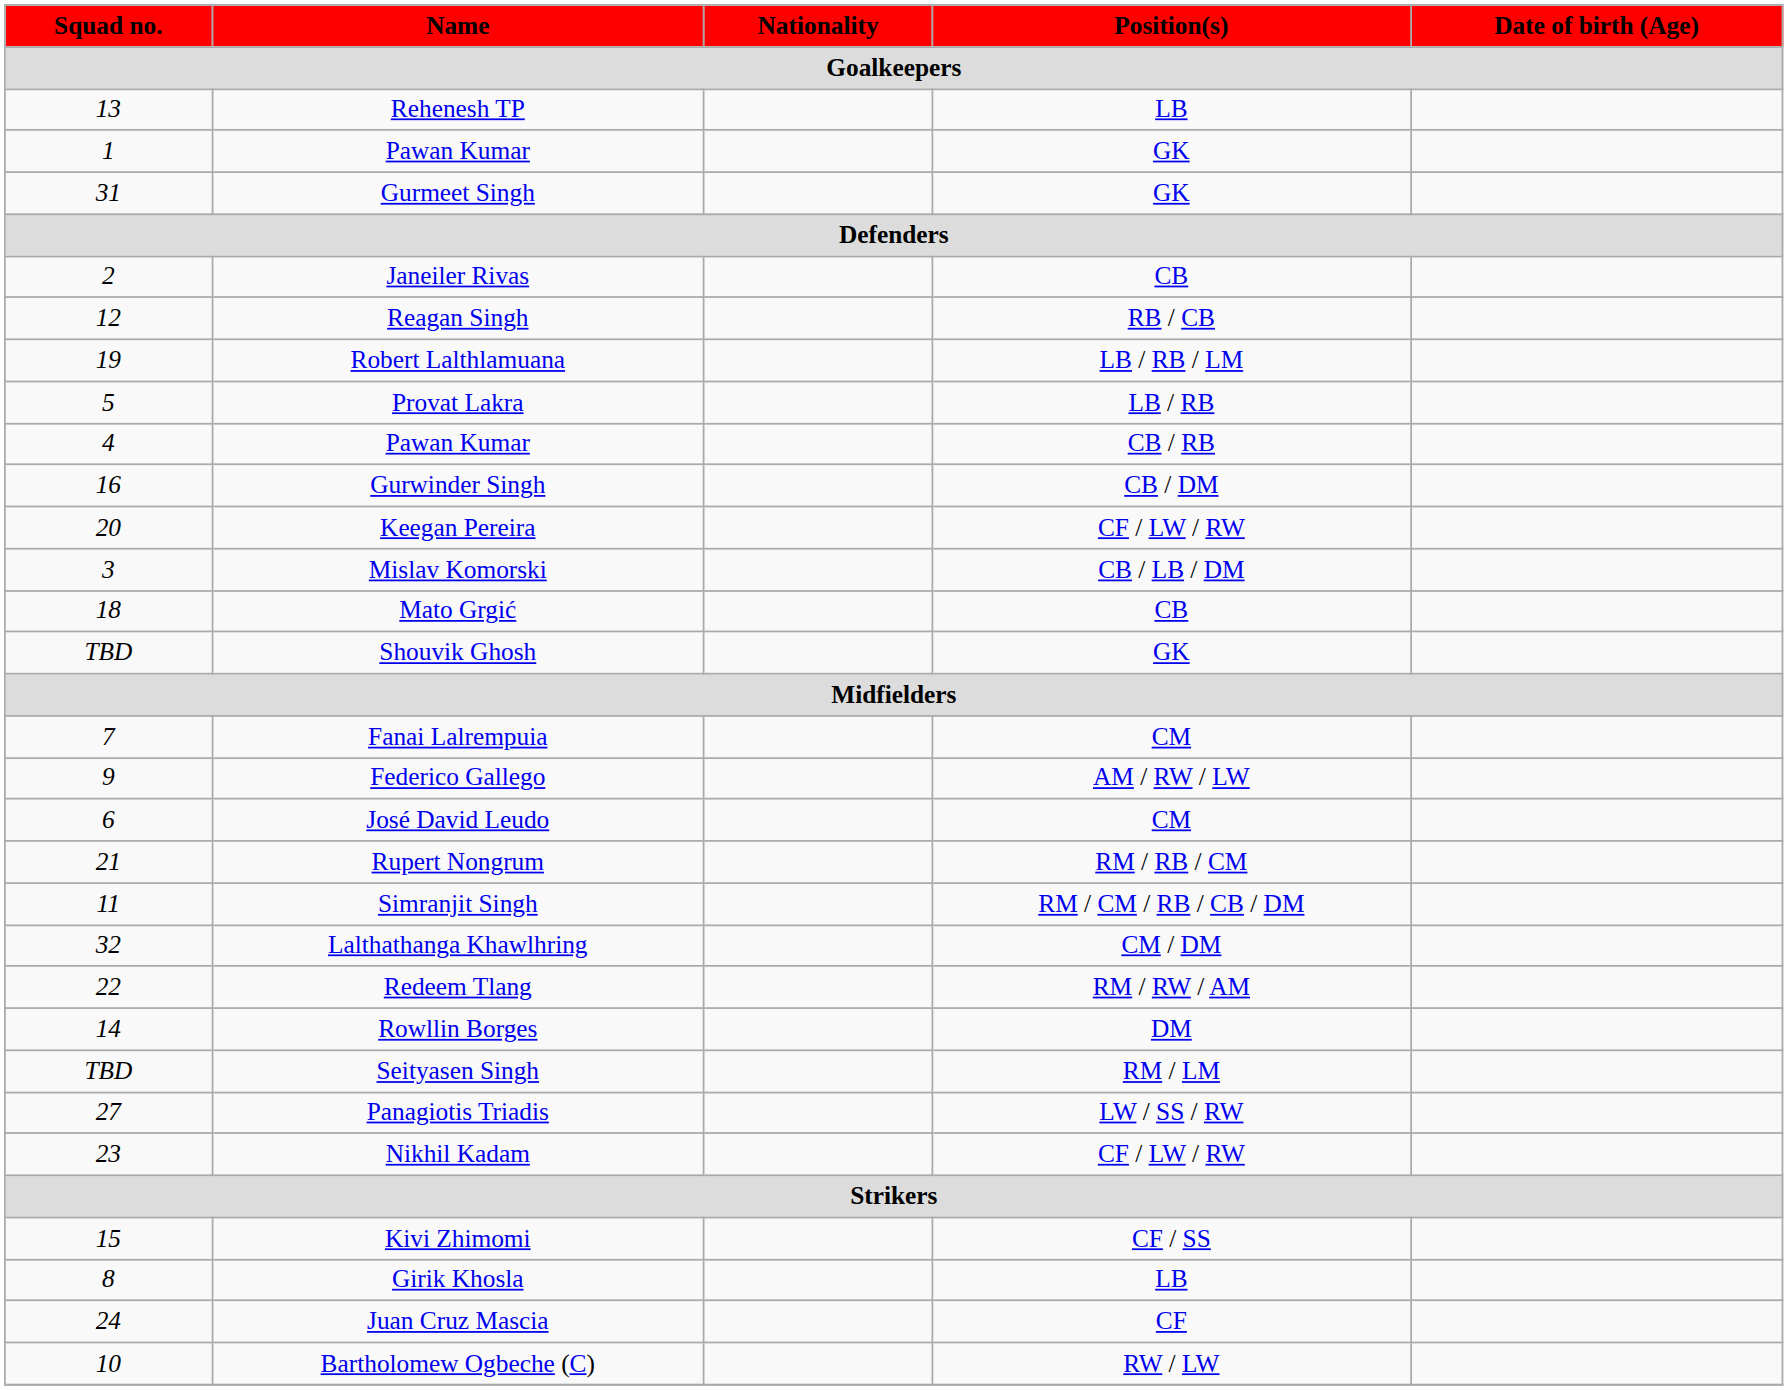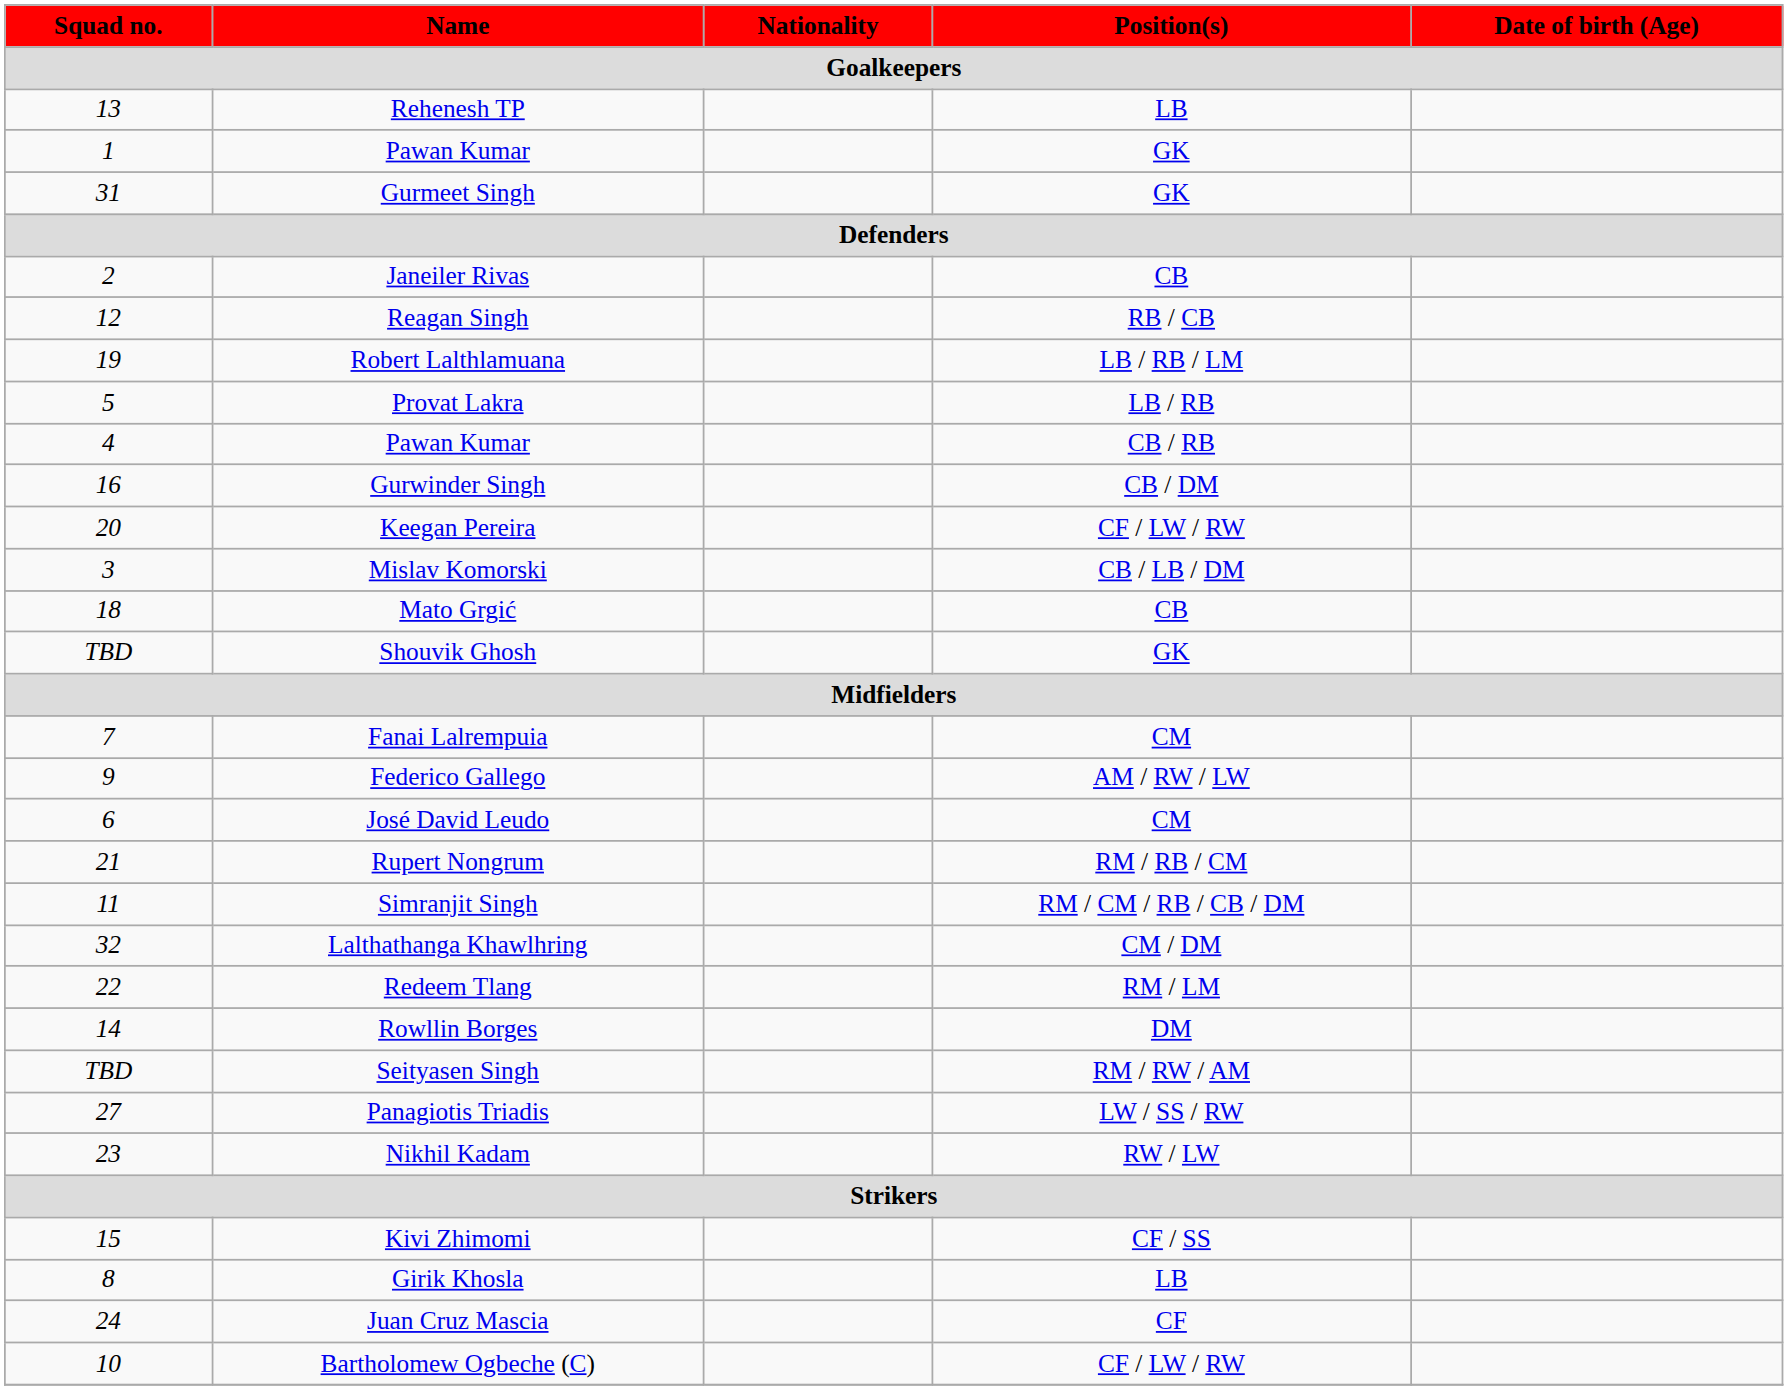(1171, 987) RM / RW / AM -> (1171, 987) RM / LM
(1171, 1070) RM / LM -> (1171, 1070) RM / RW / AM
(1171, 1154) CF / LW / RW -> (1171, 1154) RW / LW
(1171, 1363) RW / LW -> (1171, 1363) CF / LW / RW
